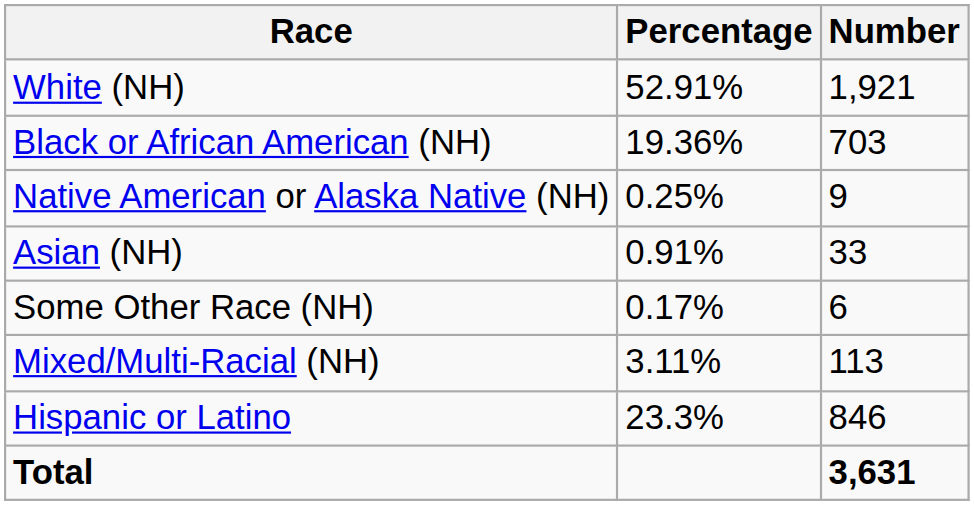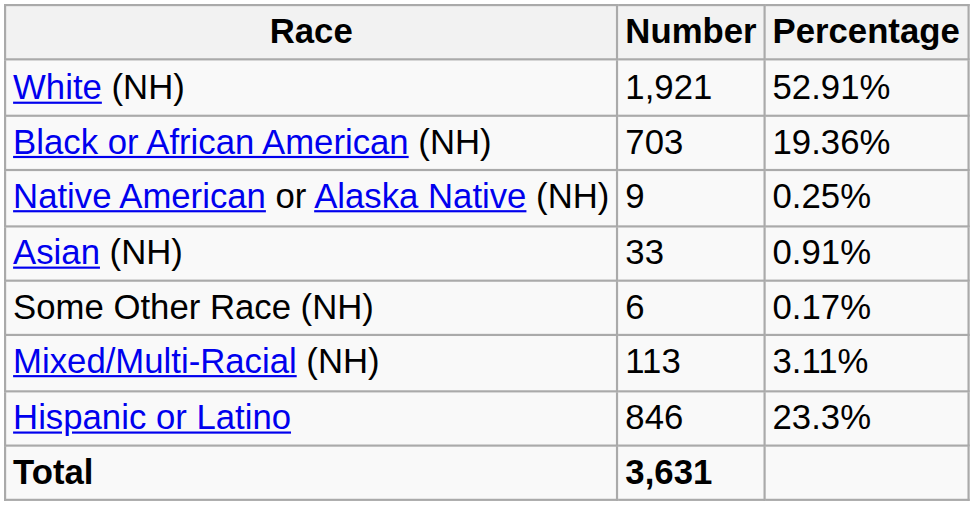columns swapped: (894, 32) <-> (719, 32)
